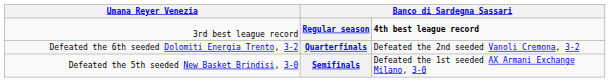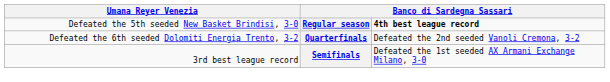(246, 34) 3rd best league record -> (183, 24) Defeated the 5th seeded New Basket Brindisi, 3-0
(183, 65) Defeated the 5th seeded New Basket Brindisi, 3-0 -> (246, 60) 3rd best league record
